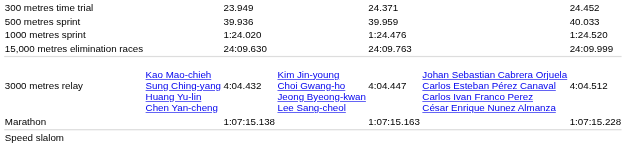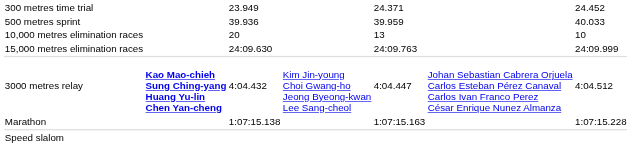- row: (45, 35)
+ row: (74, 35)
(183, 92) normal -> (186, 92) bold
